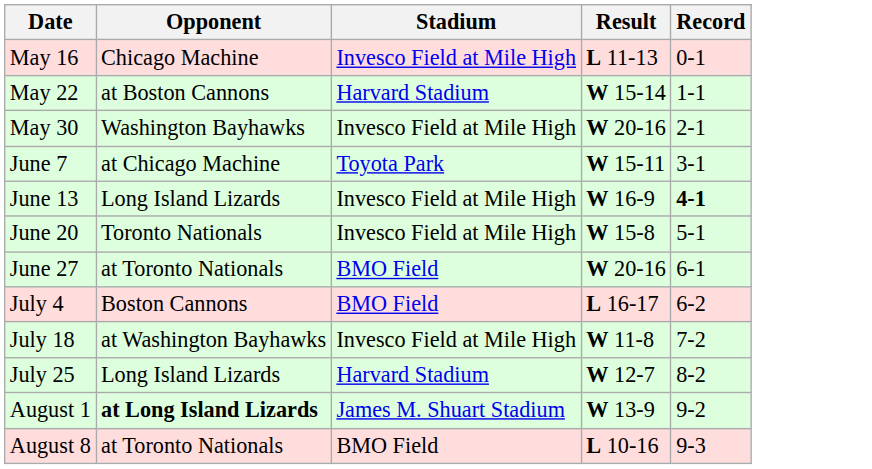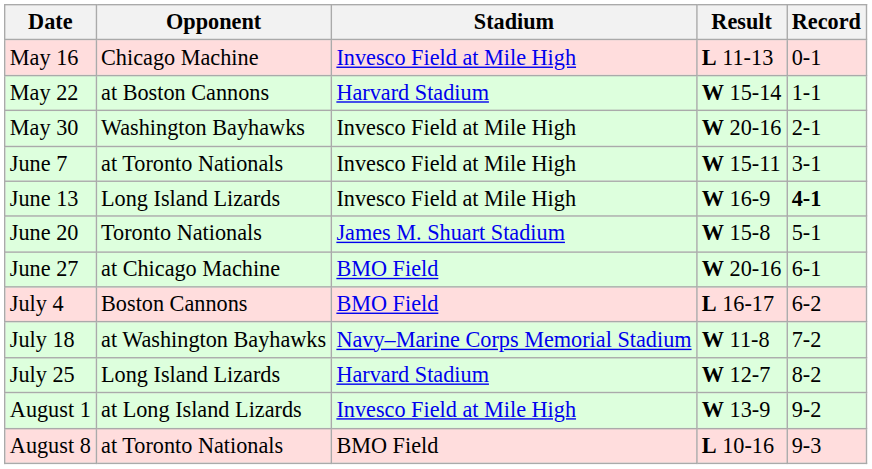(191, 163) at Chicago Machine -> (192, 163) at Toronto Nationals
(390, 163) Toyota Park -> (456, 163) Invesco Field at Mile High
(456, 233) Invesco Field at Mile High -> (451, 233) James M. Shuart Stadium
(192, 269) at Toronto Nationals -> (191, 269) at Chicago Machine
(456, 339) Invesco Field at Mile High -> (514, 339) Navy–Marine Corps Memorial Stadium
(209, 410) bold -> (201, 410) normal
(451, 410) James M. Shuart Stadium -> (456, 410) Invesco Field at Mile High
